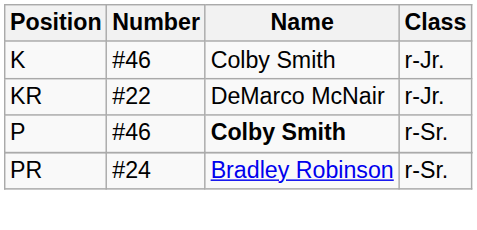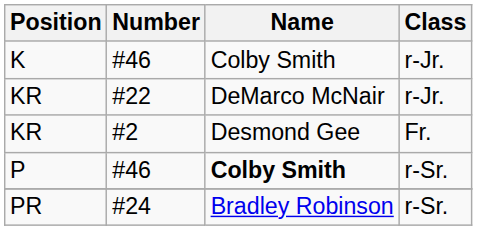+ row: (26, 133)
